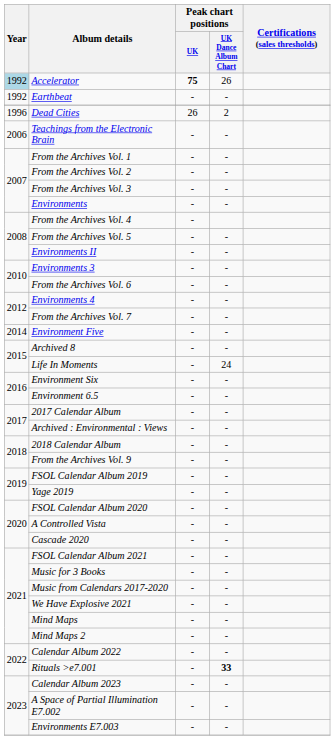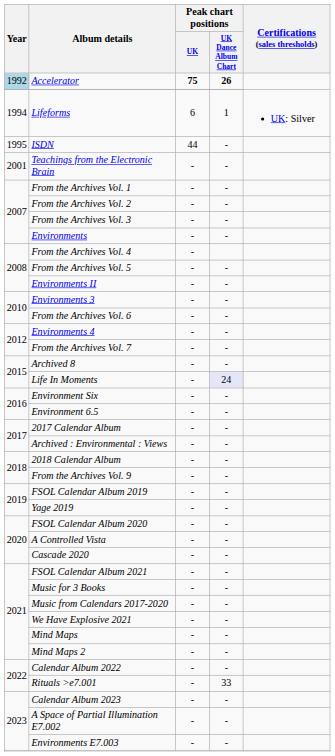(226, 81) normal -> (226, 81) bold
- row: (52, 97)
+ row: (51, 112)
+ row: (43, 144)
- row: (55, 113)
(17, 134) 2006 -> (17, 166) 2001
- row: (68, 332)
(226, 364) no background -> (226, 379) lavender background
(226, 668) bold -> (226, 683) normal
